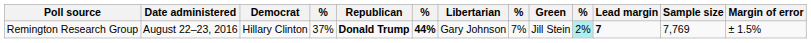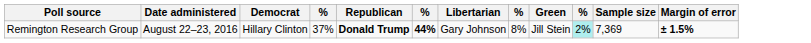- column: (627, 12)
(519, 29) 7% -> (519, 29) 8%
(676, 29) 7,769 -> (609, 29) 7,369
(745, 29) normal -> (677, 29) bold
